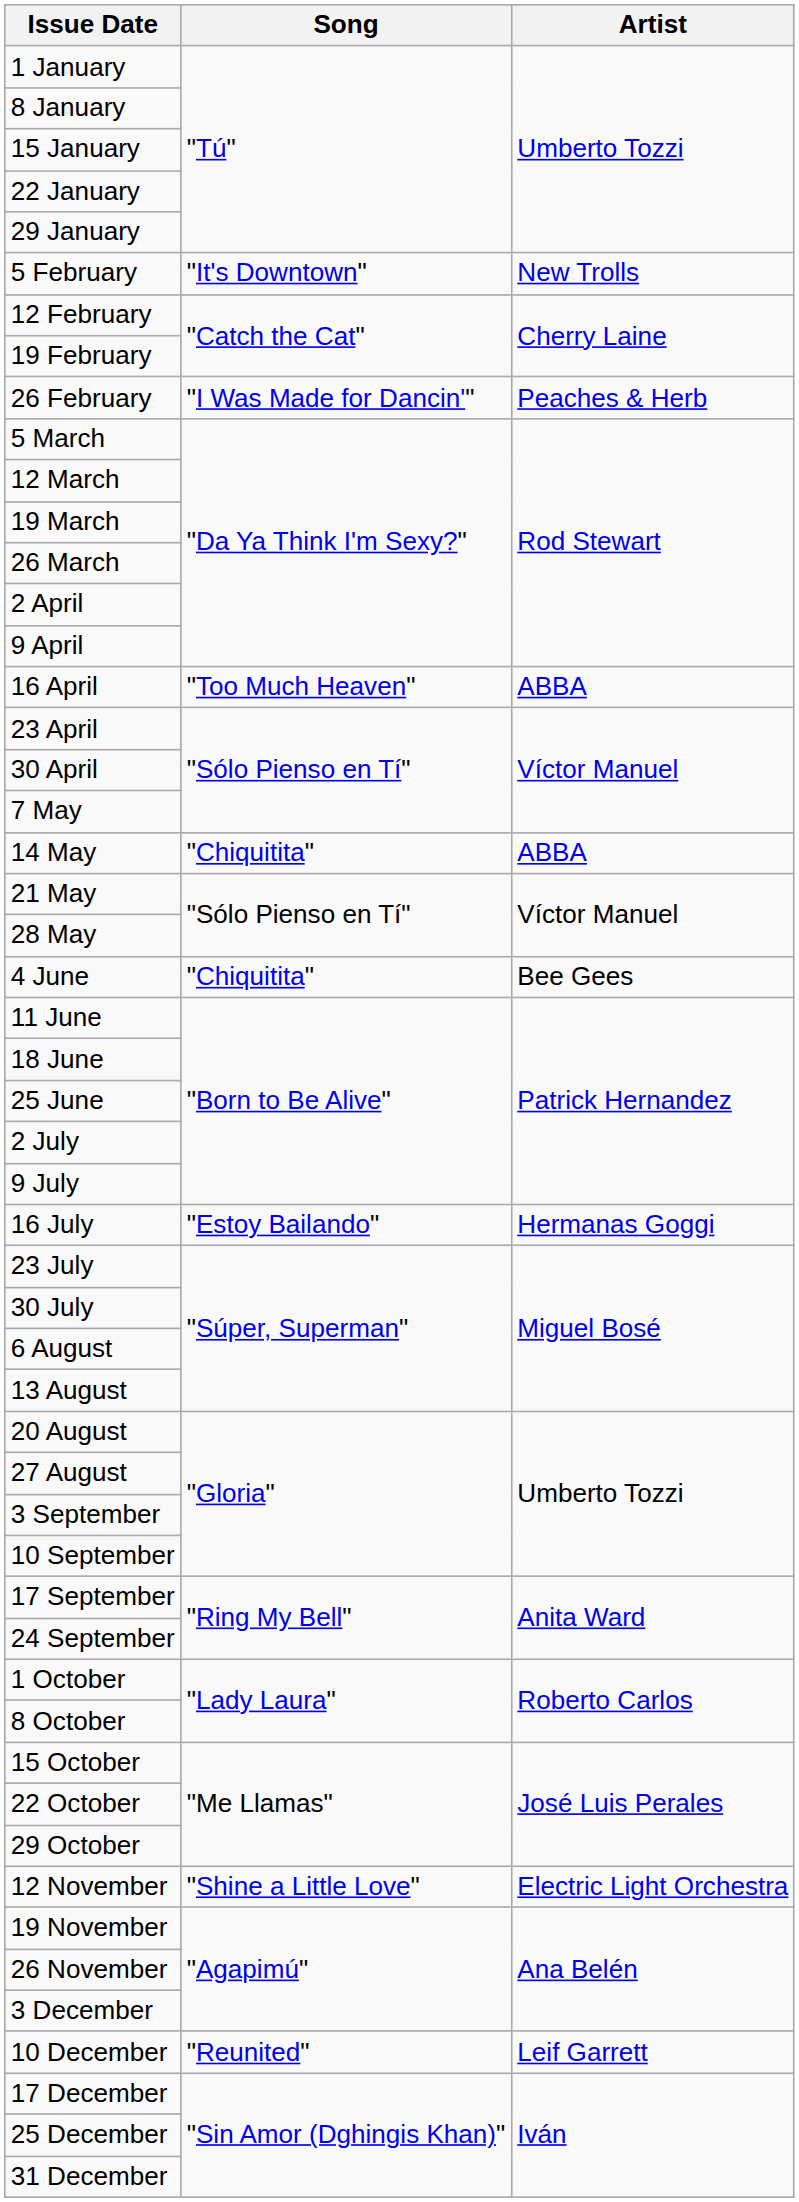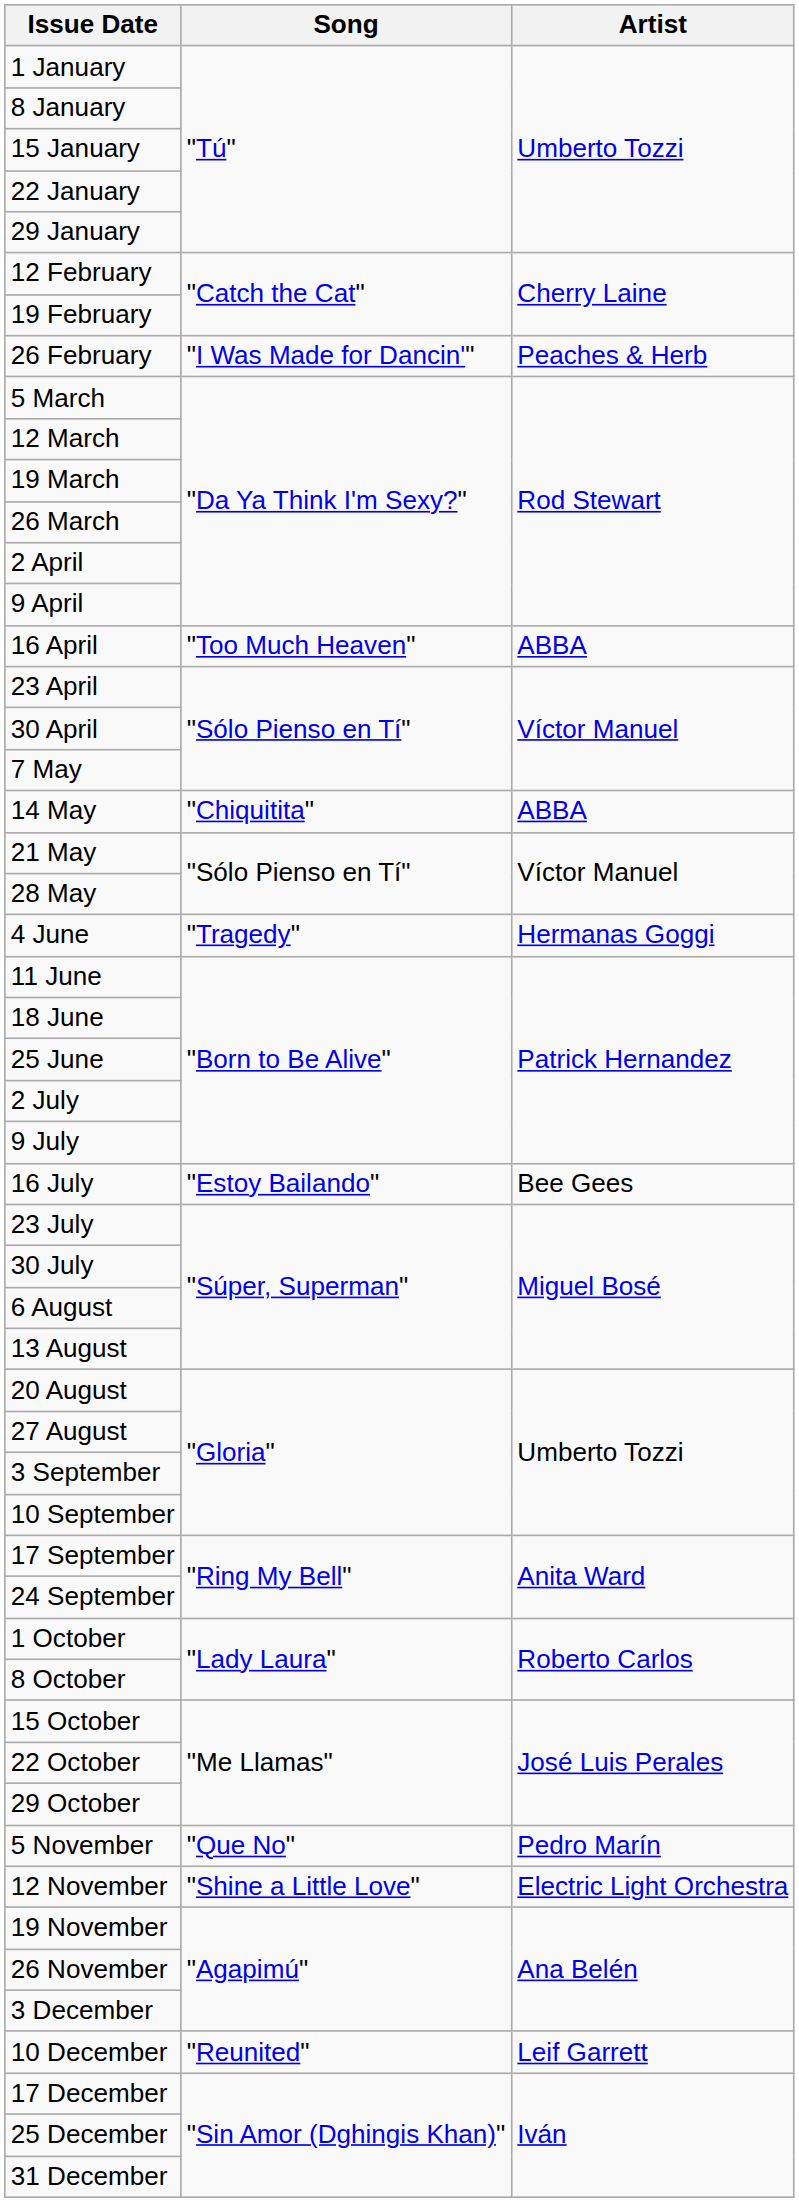- row: (74, 273)
(250, 976) "Chiquitita" -> (243, 935) "Tragedy"
(575, 976) Bee Gees -> (616, 935) Hermanas Goggi
(616, 1224) Hermanas Goggi -> (575, 1183) Bee Gees
+ row: (82, 1845)
